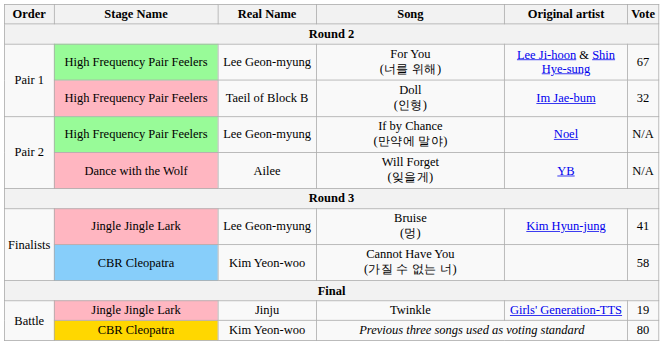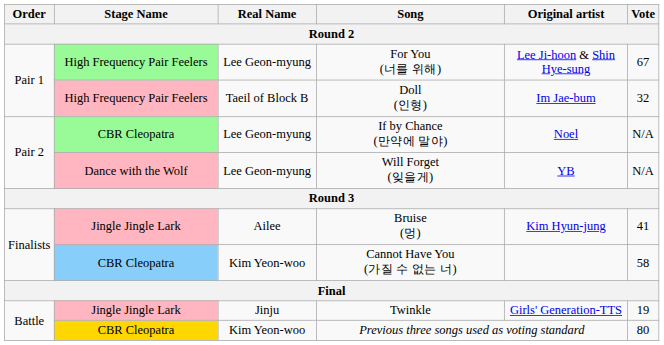(136, 134) High Frequency Pair Feelers -> (136, 134) CBR Cleopatra
(267, 170) Ailee -> (267, 170) Lee Geon-myung
(267, 226) Lee Geon-myung -> (267, 226) Ailee
